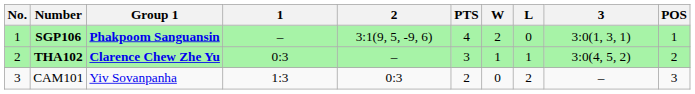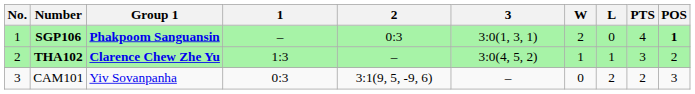columns swapped: (601, 15) <-> (467, 15)
(394, 36) 3:1(9, 5, -9, 6) -> (394, 36) 0:3
(674, 36) normal -> (674, 36) bold
(280, 57) 0:3 -> (280, 57) 1:3
(280, 78) 1:3 -> (280, 78) 0:3
(394, 78) 0:3 -> (394, 78) 3:1(9, 5, -9, 6)
